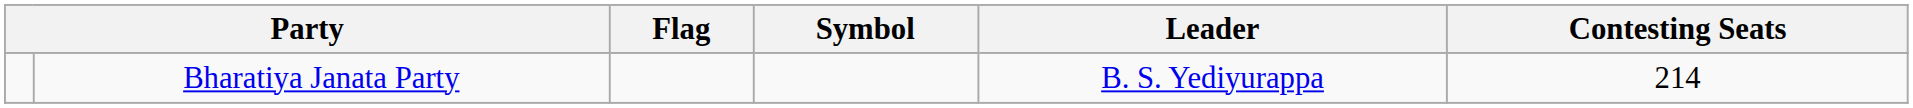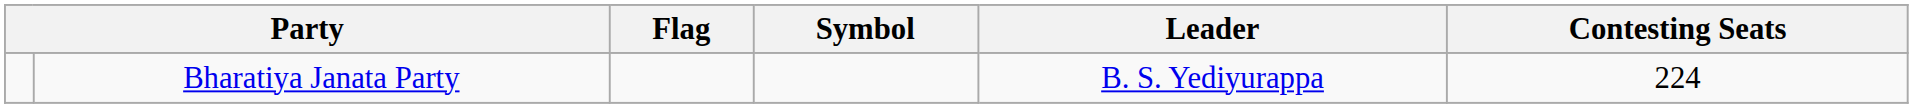(1678, 77) 214 -> (1678, 77) 224
